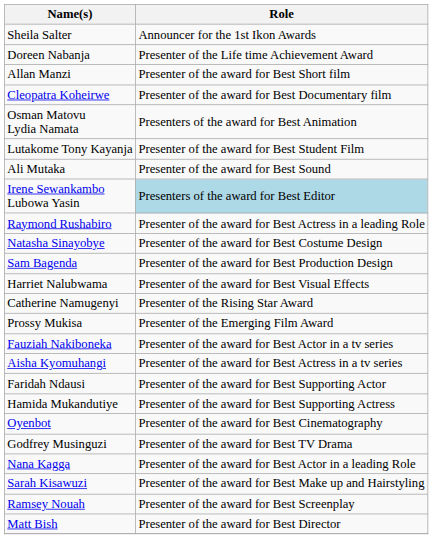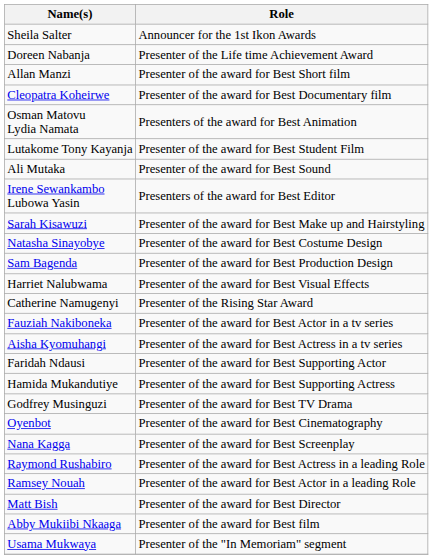(237, 196) lightblue background -> (237, 196) no background
rows swapped: (47, 483) <-> (59, 223)
- row: (45, 323)
rows swapped: (57, 443) <-> (29, 423)
(277, 463) Presenter of the award for Best Actor in a leading Role -> (246, 443) Presenter of the award for Best Screenplay
(246, 504) Presenter of the award for Best Screenplay -> (277, 483) Presenter of the award for Best Actor in a leading Role
+ row: (64, 524)
+ row: (52, 544)
